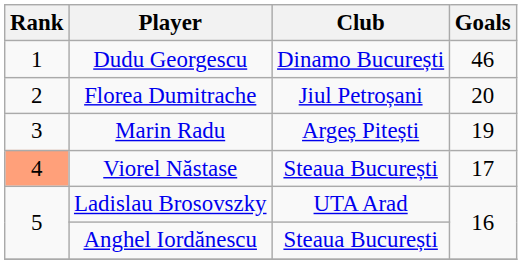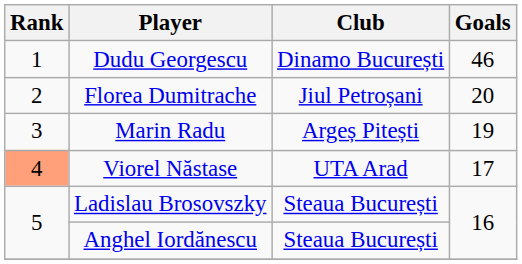(361, 167) Steaua București -> (361, 167) UTA Arad
(361, 204) UTA Arad -> (361, 204) Steaua București
